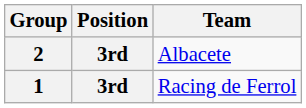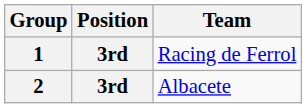rows swapped: (38, 86) <-> (38, 53)
